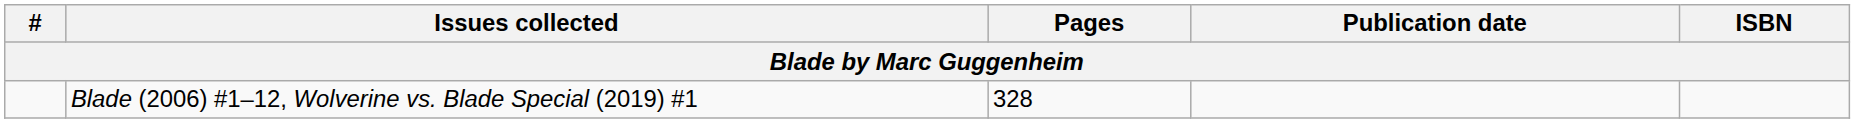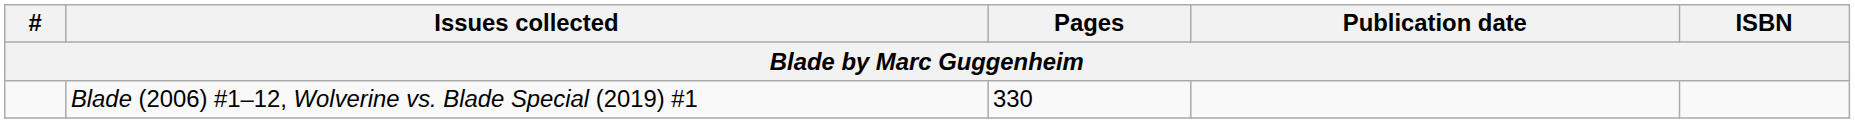(1013, 99) 328 -> (1013, 99) 330
